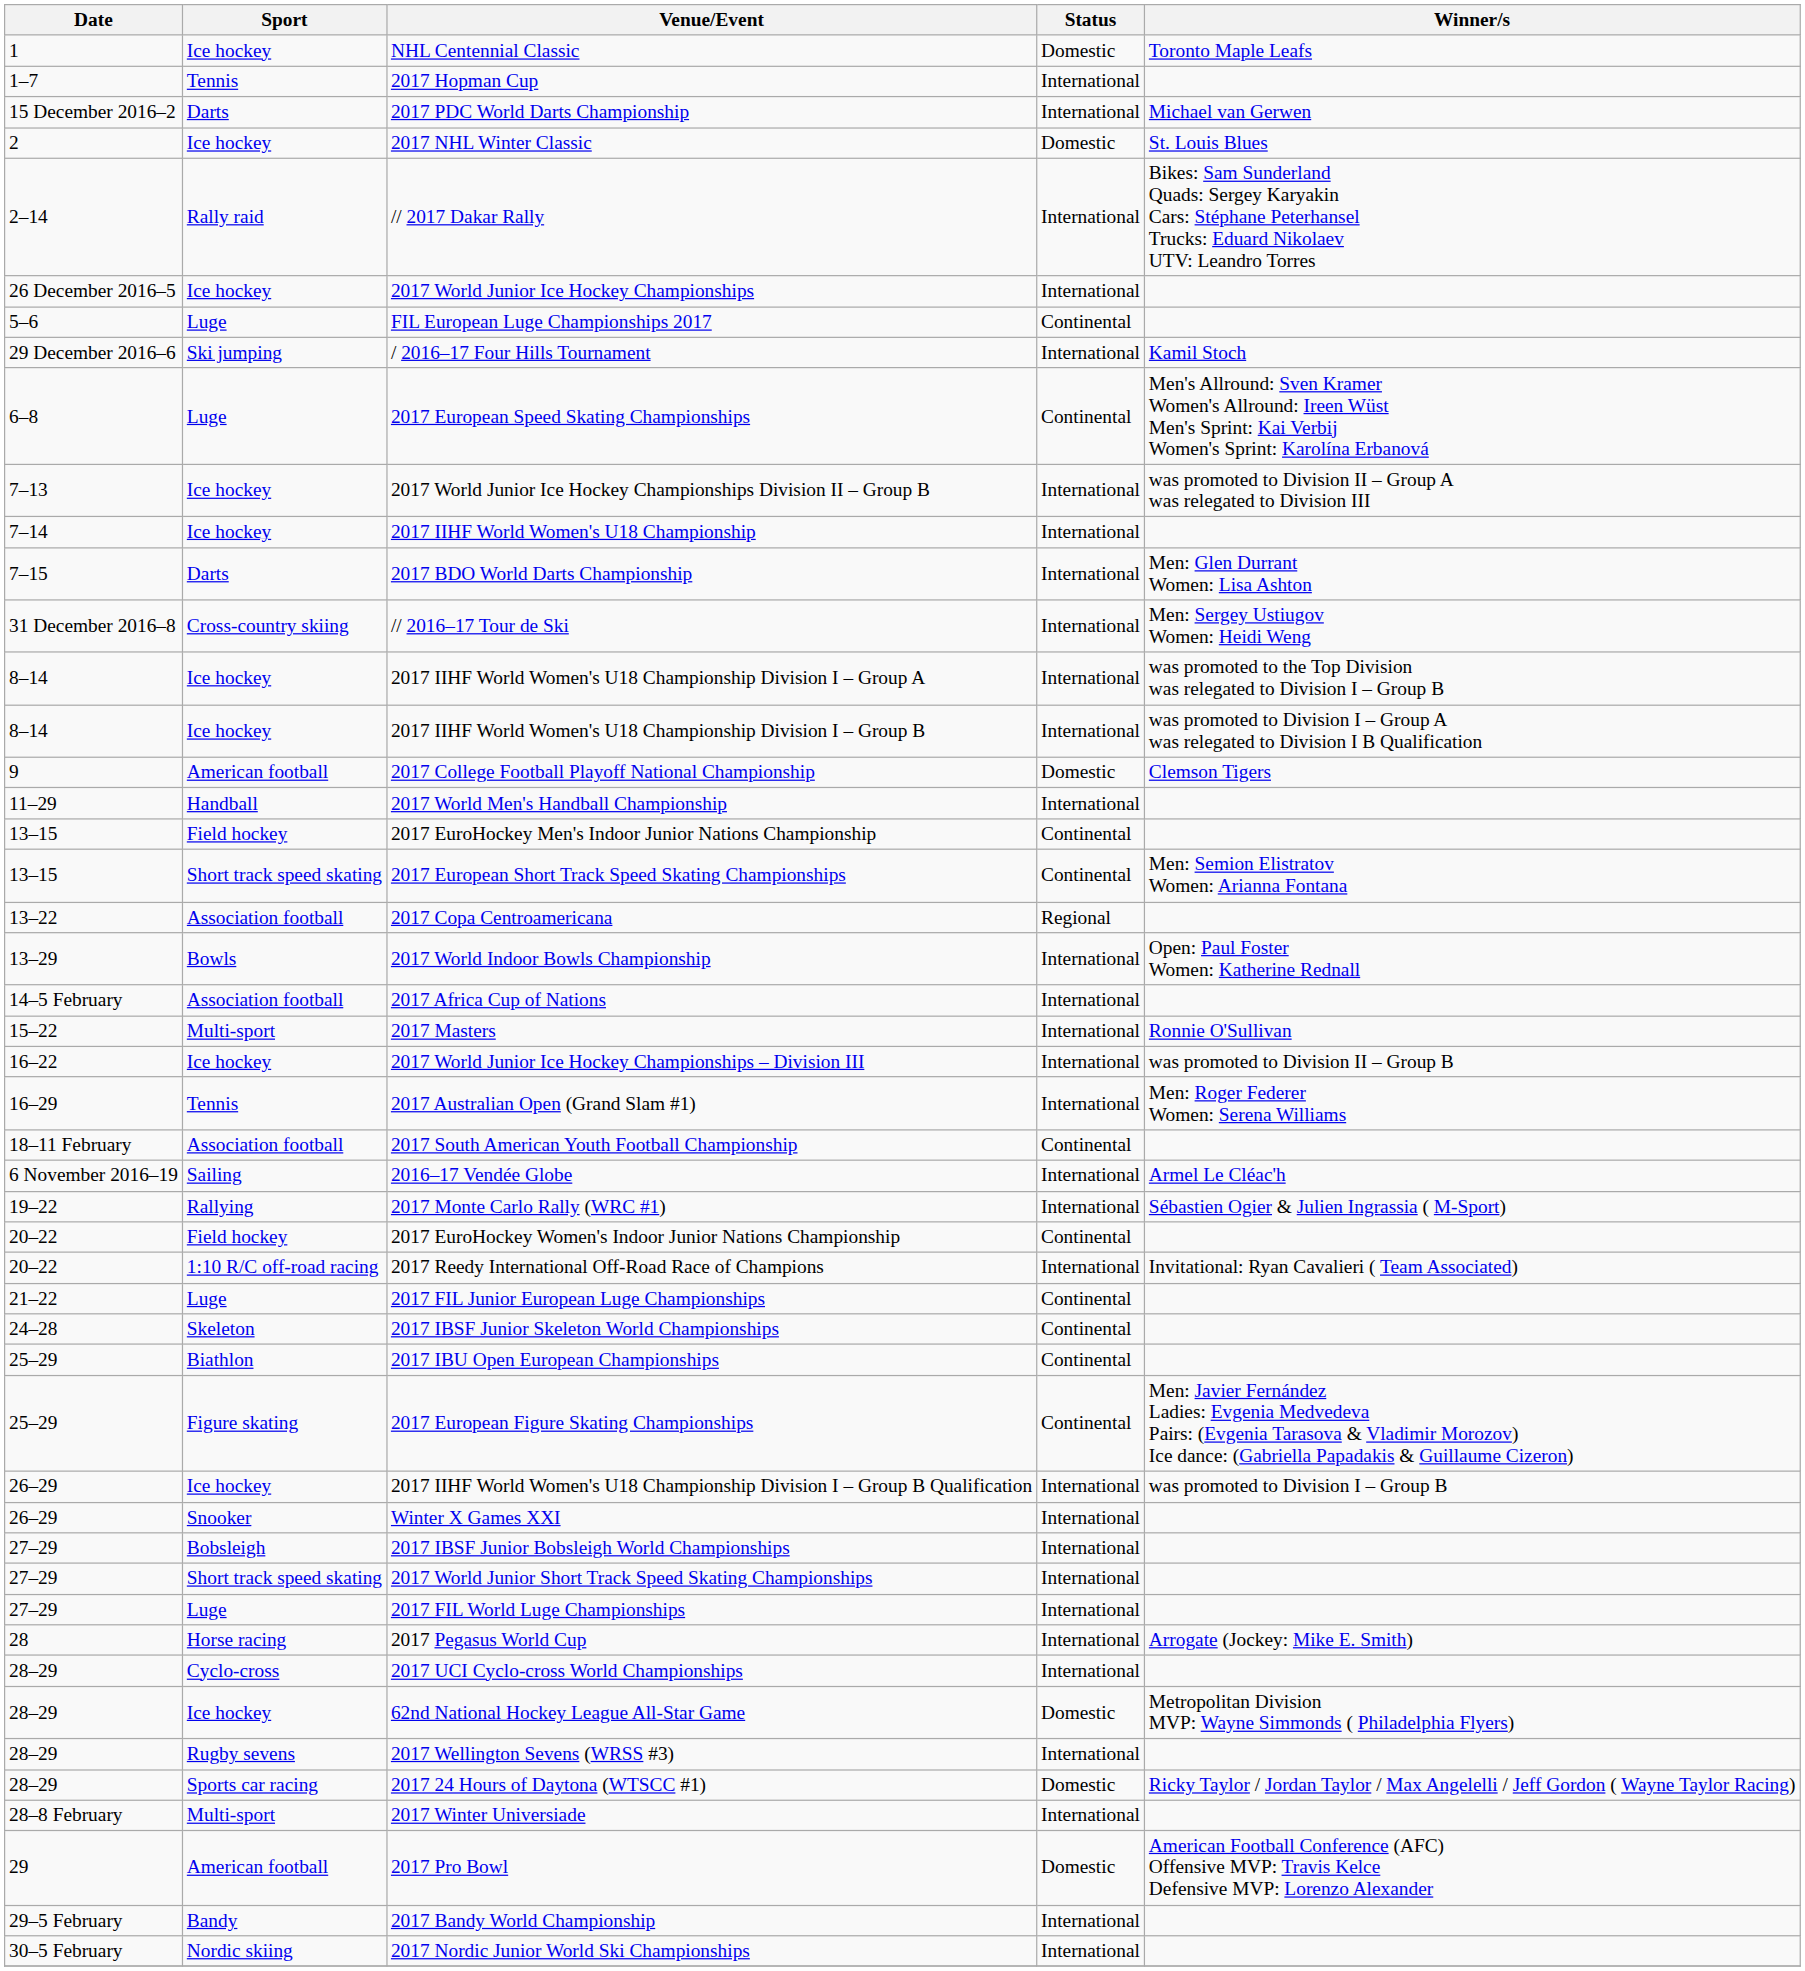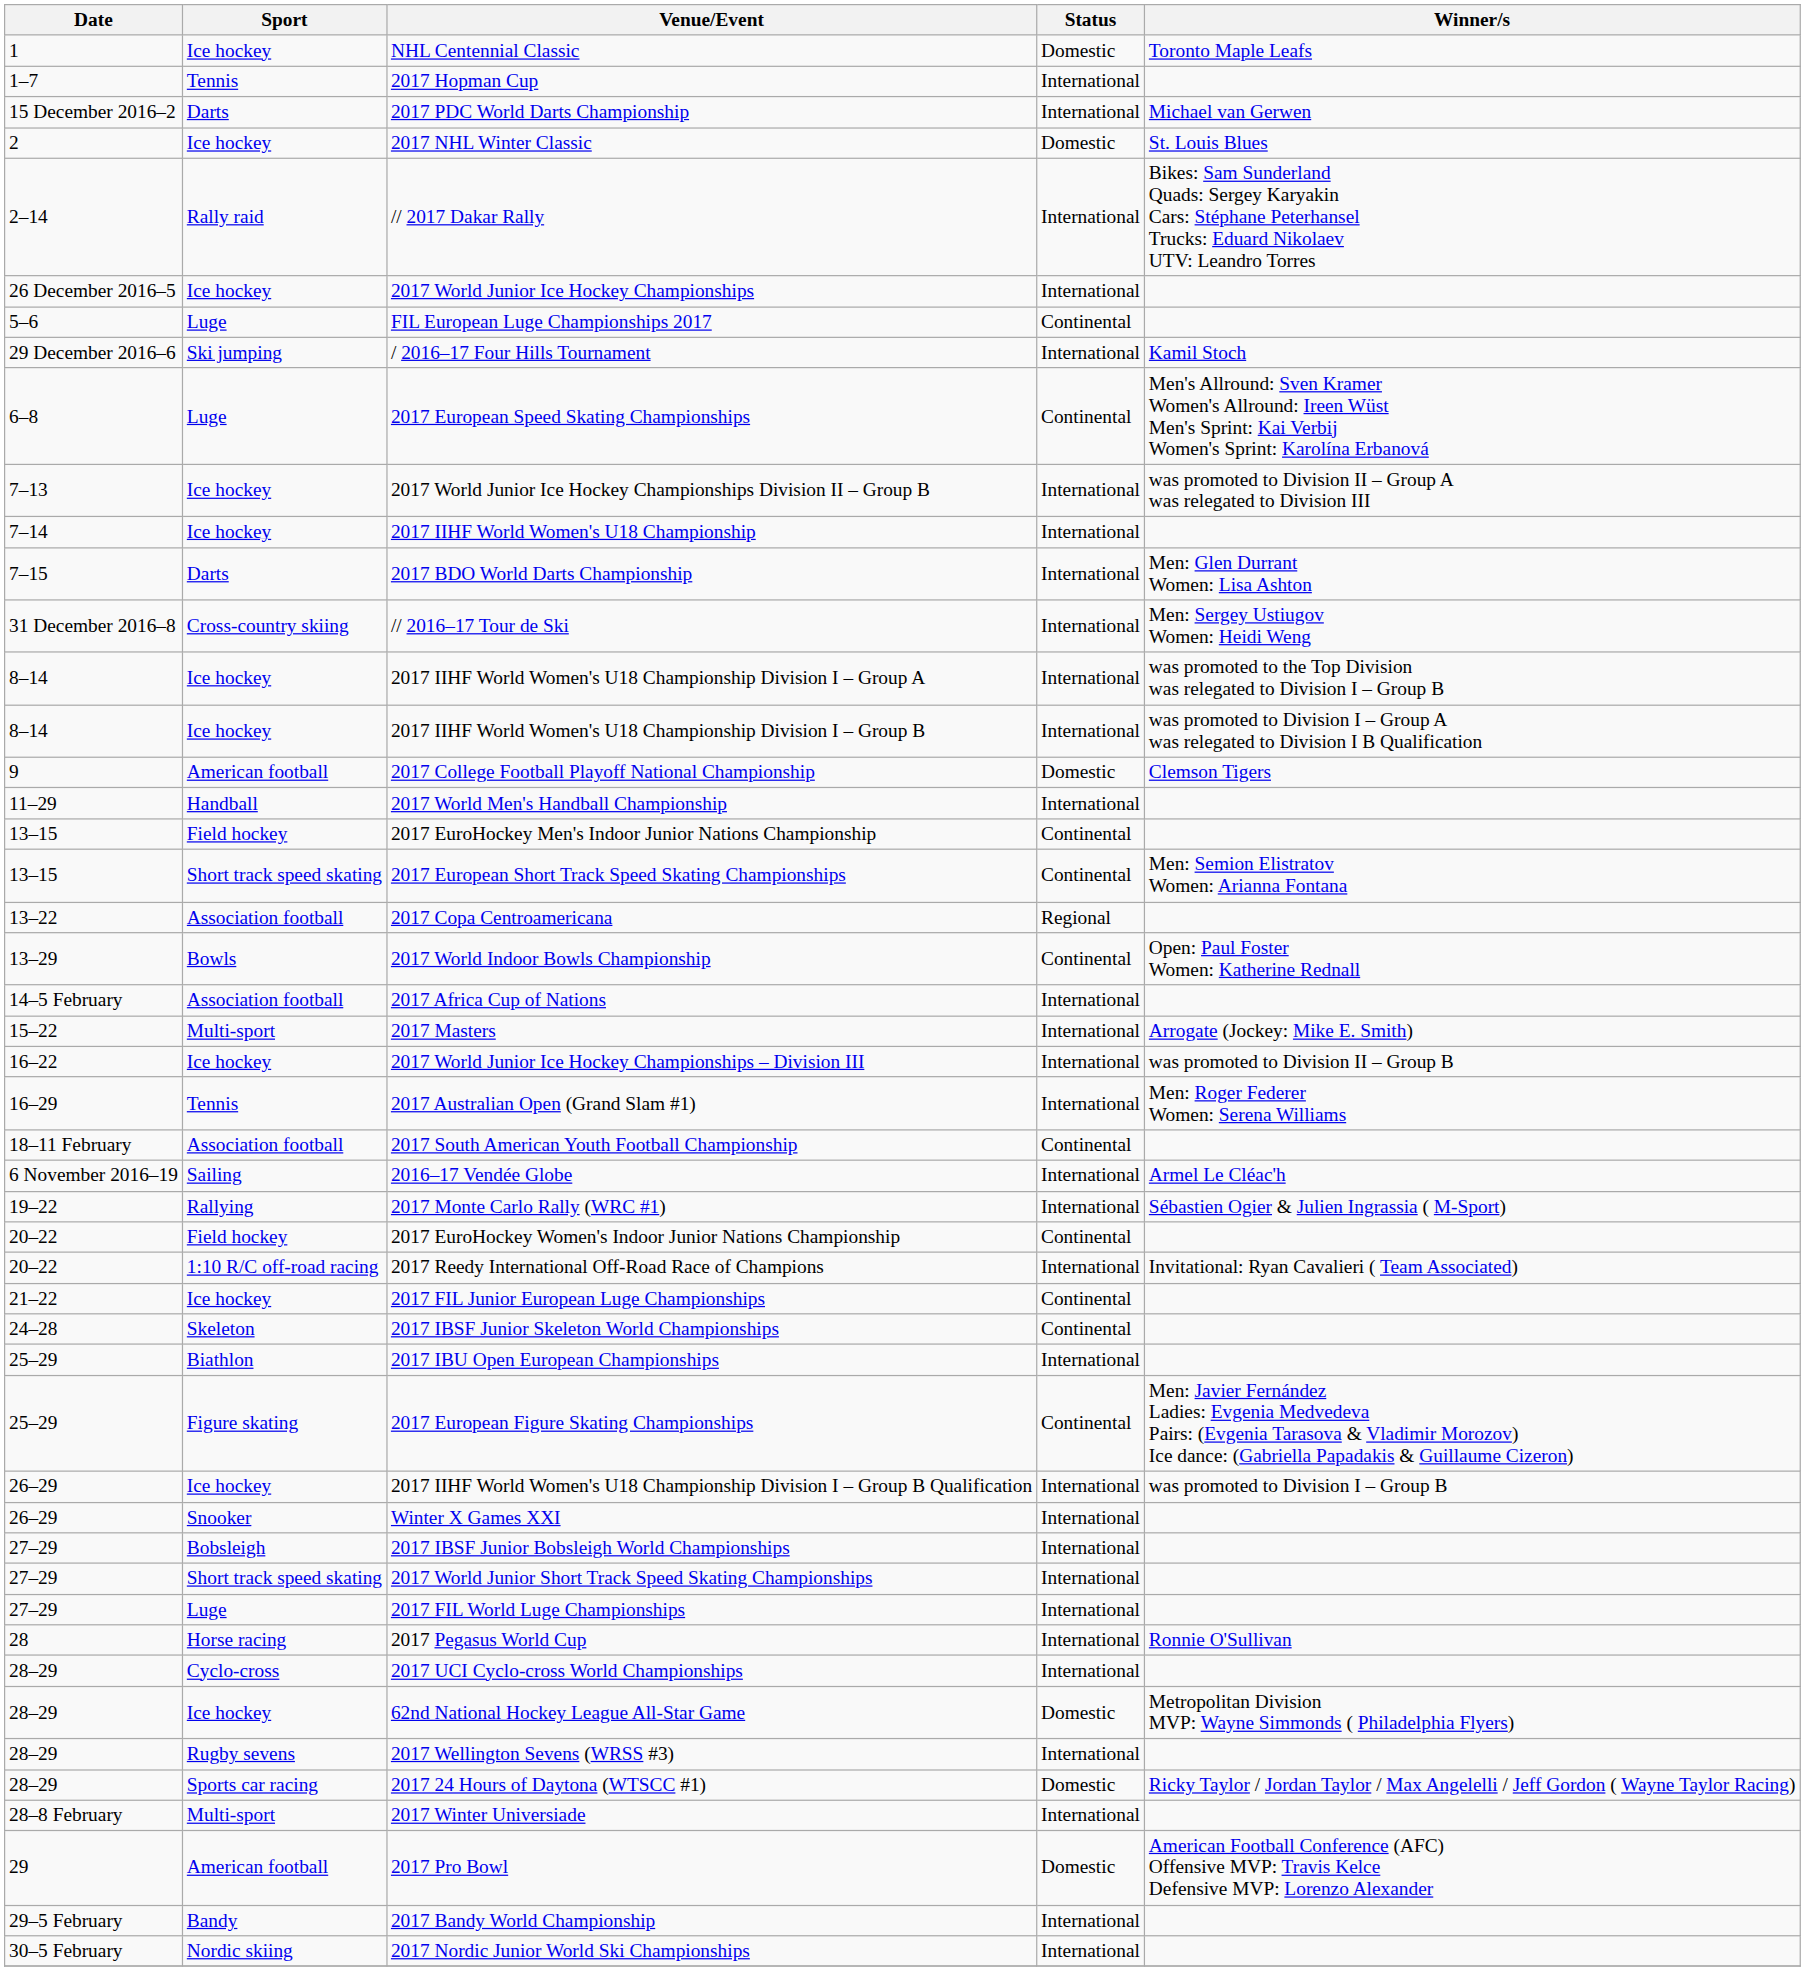(1090, 958) International -> (1086, 958) Continental
(1220, 1030) Ronnie O'Sullivan -> (1281, 1030) Arrogate (Jockey: Mike E. Smith)
(207, 1298) Luge -> (229, 1298) Ice hockey
(1086, 1359) Continental -> (1090, 1359) International
(1281, 1640) Arrogate (Jockey: Mike E. Smith) -> (1220, 1640) Ronnie O'Sullivan
